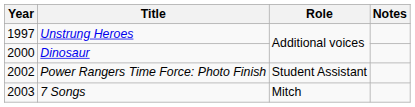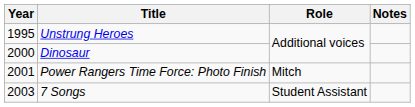(21, 33) 1997 -> (21, 33) 1995
(21, 72) 2002 -> (21, 72) 2001
(319, 72) Student Assistant -> (287, 72) Mitch
(287, 92) Mitch -> (319, 92) Student Assistant
